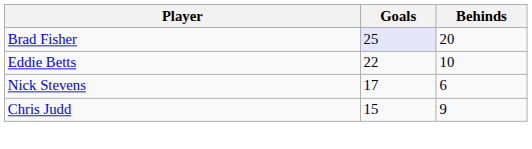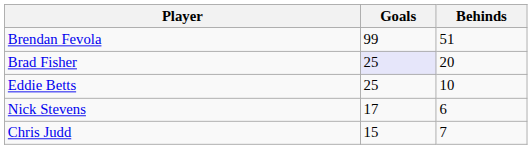+ row: (55, 39)
(371, 62) 22 -> (371, 86) 25
(443, 109) 9 -> (443, 132) 7
